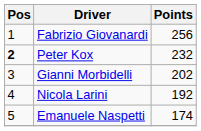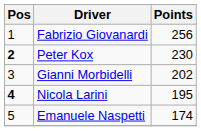(182, 54) 232 -> (182, 54) 230
(11, 95) normal -> (11, 95) bold
(182, 95) 192 -> (182, 95) 195
